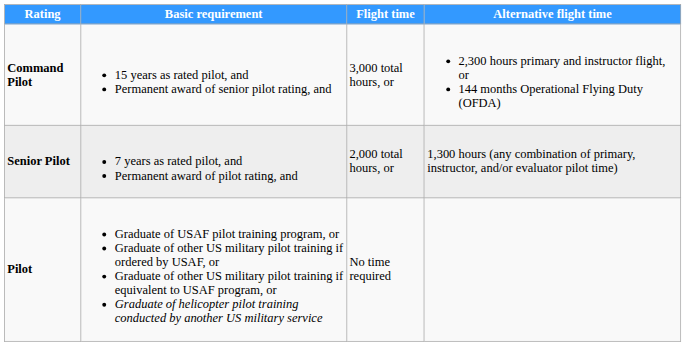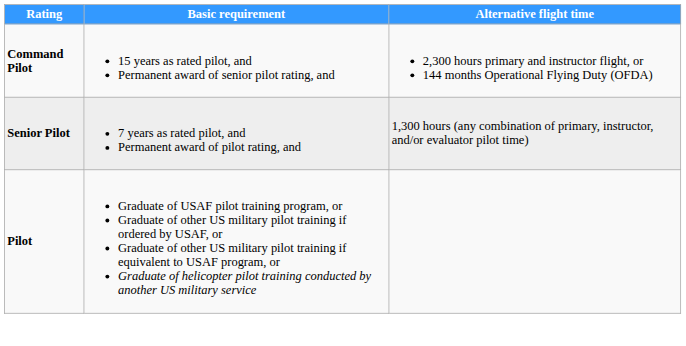- column: (385, 14)
